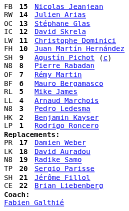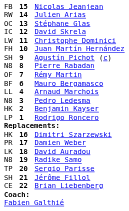- row: (56, 92)
+ row: (73, 134)
